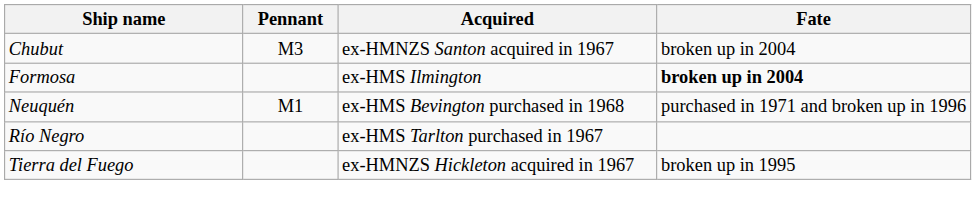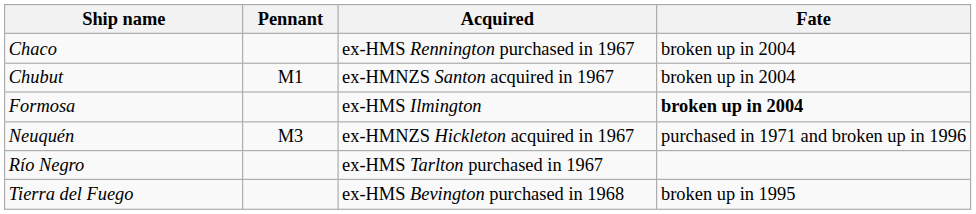+ row: (33, 48)
(290, 48) M3 -> (290, 77) M1
(290, 106) M1 -> (290, 135) M3
(483, 106) ex-HMS Bevington purchased in 1968 -> (488, 135) ex-HMNZS Hickleton acquired in 1967
(488, 164) ex-HMNZS Hickleton acquired in 1967 -> (483, 194) ex-HMS Bevington purchased in 1968
